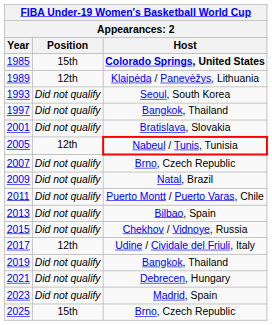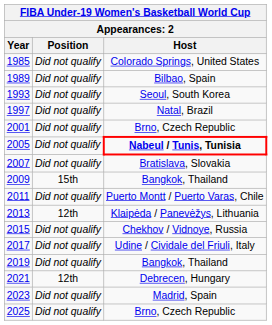(68, 62) 15th -> (68, 62) Did not qualify
(185, 62) bold -> (185, 62) normal
(68, 78) 12th -> (68, 78) Did not qualify
(185, 78) Klaipėda / Panevėžys, Lithuania -> (185, 78) Bilbao, Spain
(185, 111) Bangkok, Thailand -> (185, 111) Natal, Brazil
(185, 128) Bratislava, Slovakia -> (185, 128) Brno, Czech Republic
(67, 145) 12th -> (68, 145) Did not qualify
(185, 145) normal -> (185, 145) bold
(185, 163) Brno, Czech Republic -> (185, 163) Bratislava, Slovakia
(68, 180) Did not qualify -> (68, 180) 15th
(185, 180) Natal, Brazil -> (185, 180) Bangkok, Thailand
(68, 213) Did not qualify -> (68, 213) 12th
(185, 213) Bilbao, Spain -> (185, 213) Klaipėda / Panevėžys, Lithuania
(68, 246) 12th -> (68, 246) Did not qualify
(68, 279) Did not qualify -> (68, 279) 12th
(68, 312) 15th -> (68, 312) Did not qualify
